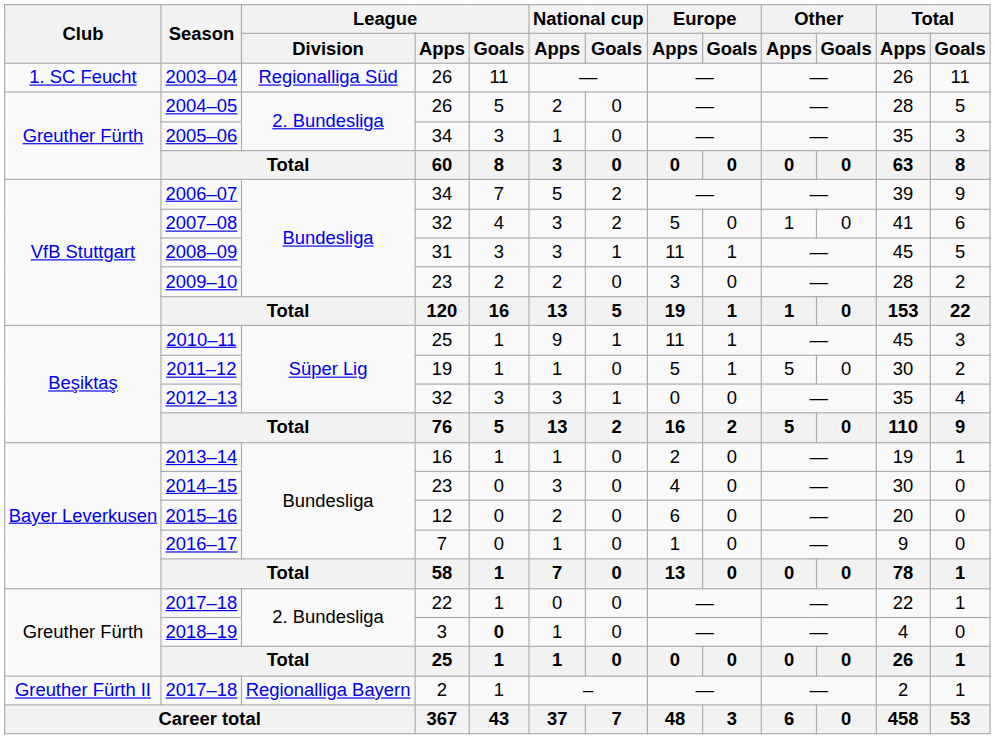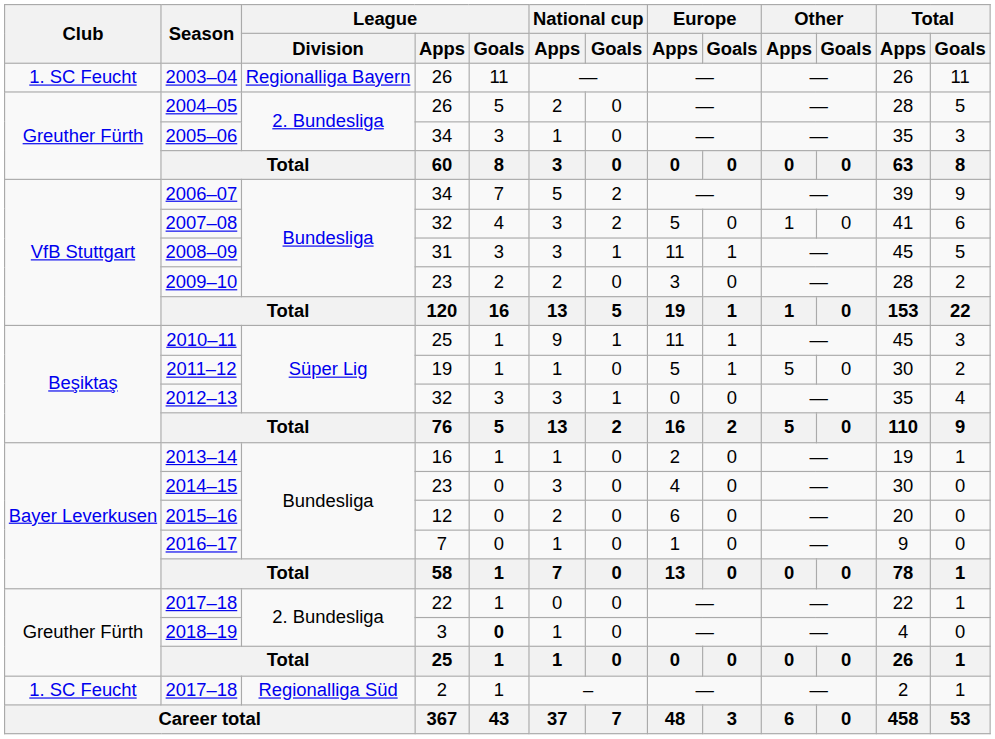(328, 77) Regionalliga Süd -> (328, 77) Regionalliga Bayern
(83, 690) Greuther Fürth II -> (83, 690) 1. SC Feucht
(328, 690) Regionalliga Bayern -> (328, 690) Regionalliga Süd
